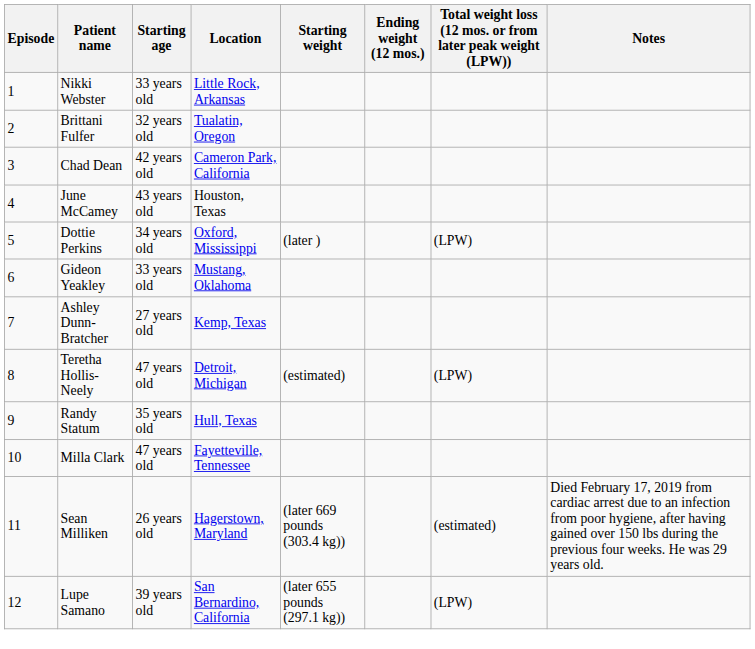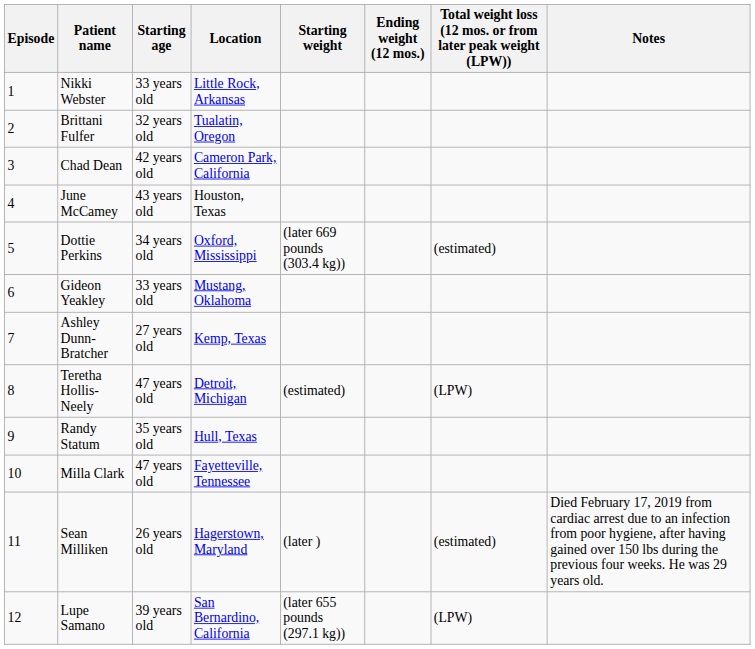(302, 240) (later ) -> (314, 248) (later 669 pounds (303.4 kg))
(453, 240) (LPW) -> (465, 248) (estimated)
(314, 526) (later 669 pounds (303.4 kg)) -> (302, 541) (later )
